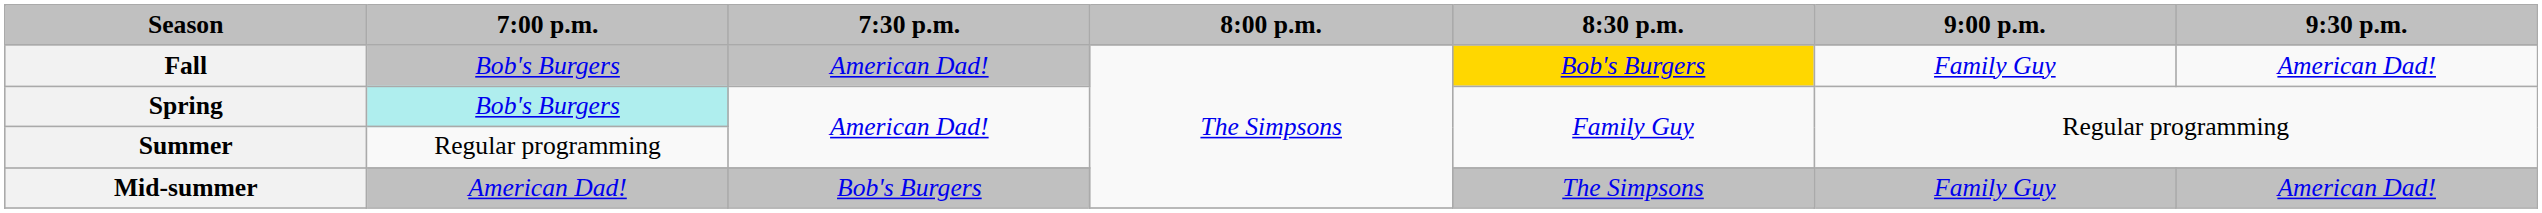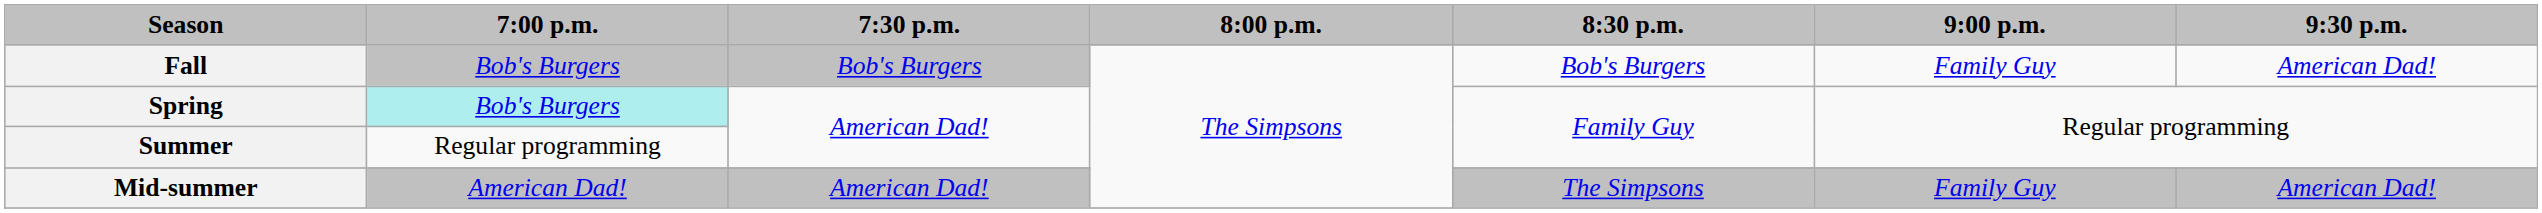(909, 65) American Dad! -> (909, 65) Bob's Burgers
(1633, 65) gold background -> (1633, 65) no background
(909, 187) Bob's Burgers -> (909, 187) American Dad!
